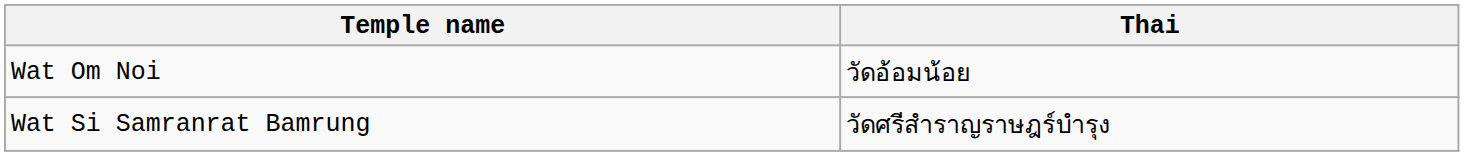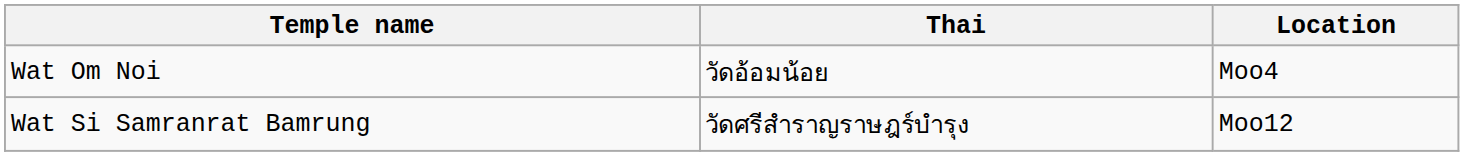+ column: (1336, 25)
